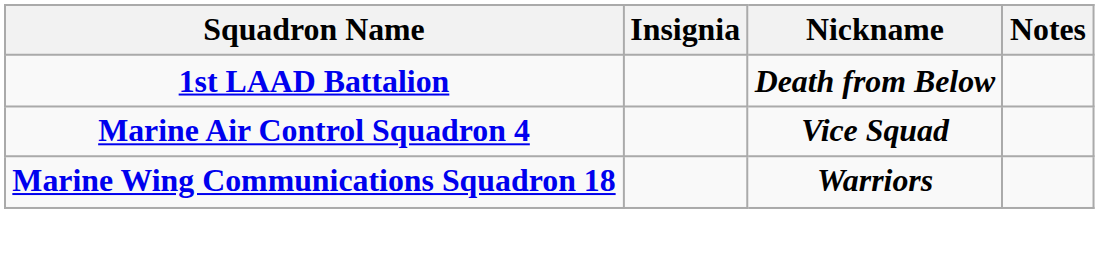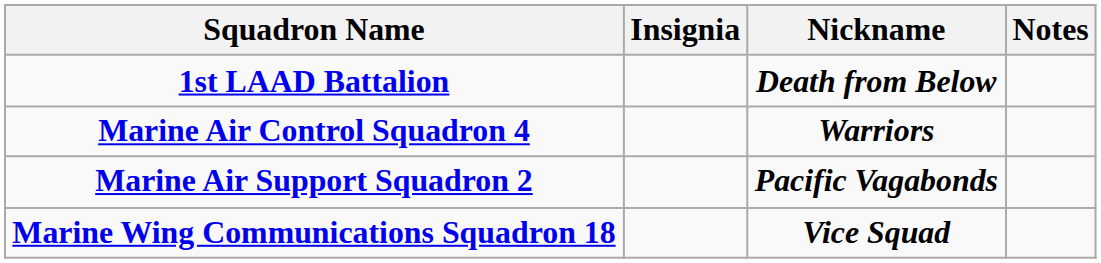(875, 130) Vice Squad -> (876, 130) Warriors
+ row: (314, 181)
(875, 181) Warriors -> (876, 231) Vice Squad
